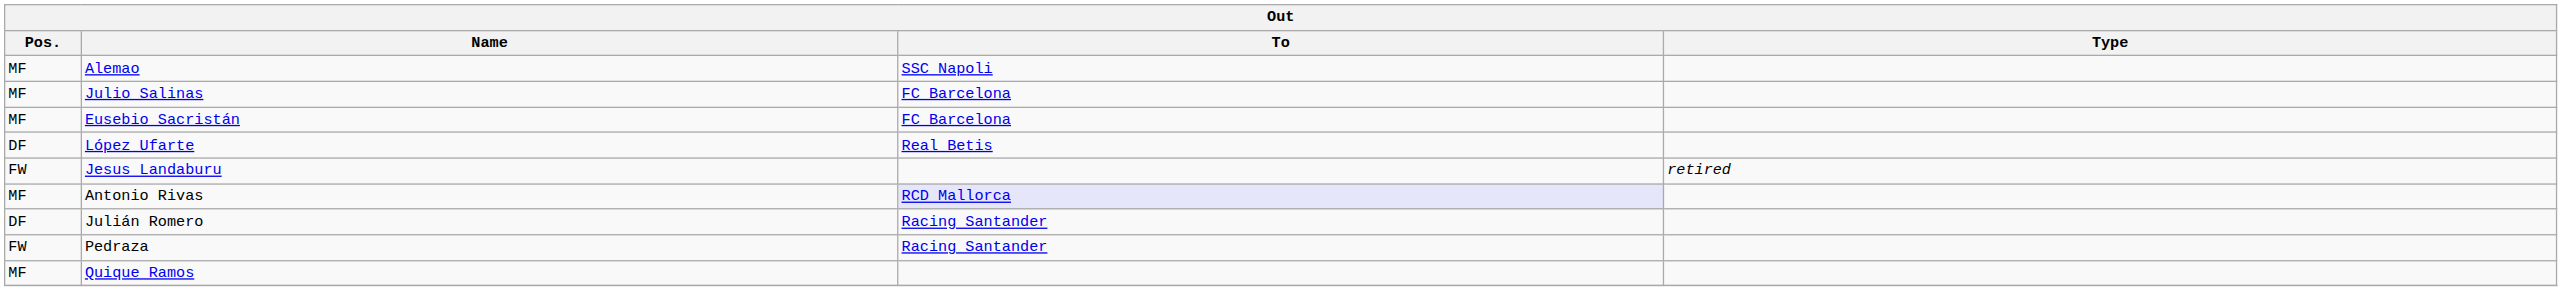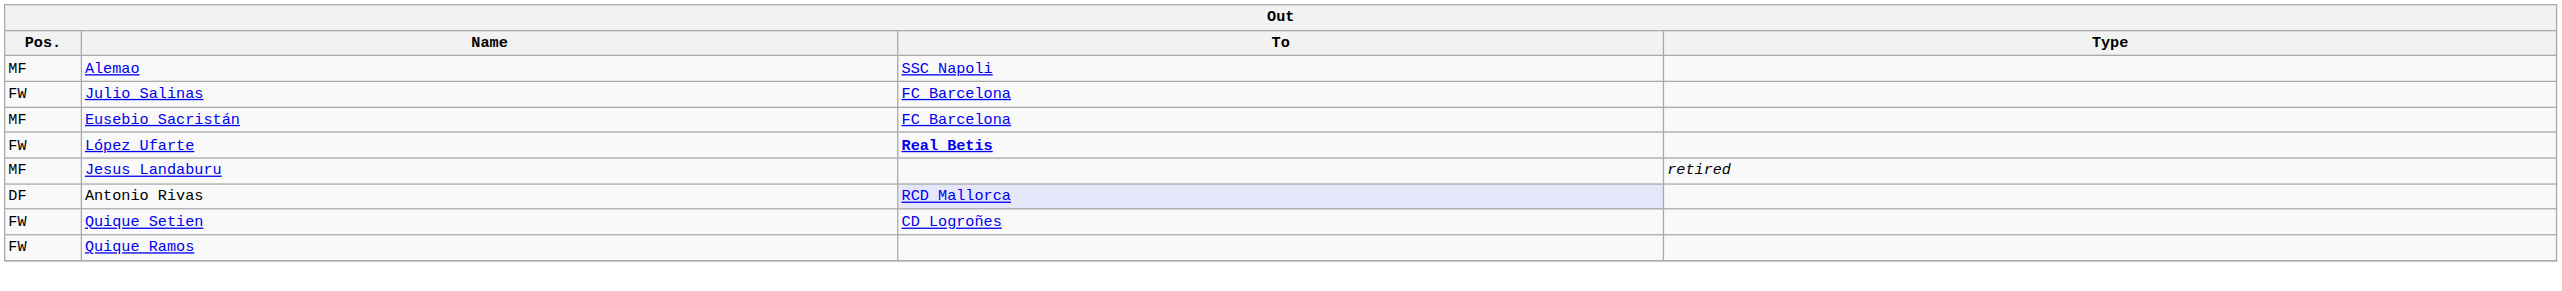(17, 94) MF -> (17, 94) FW
(17, 145) DF -> (17, 145) FW
(947, 145) normal -> (947, 145) bold
(17, 170) FW -> (17, 170) MF
(17, 196) MF -> (17, 196) DF
- row: (144, 222)
- row: (117, 247)
+ row: (144, 222)
(17, 273) MF -> (17, 247) FW
